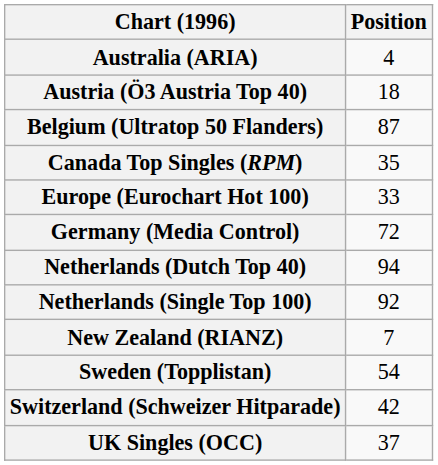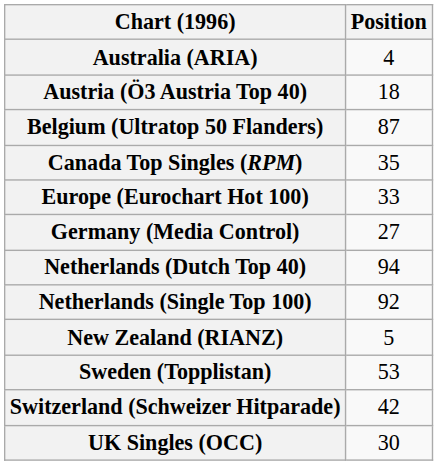(389, 232) 72 -> (389, 232) 27
(389, 337) 7 -> (389, 337) 5
(389, 372) 54 -> (389, 372) 53
(389, 442) 37 -> (389, 442) 30
